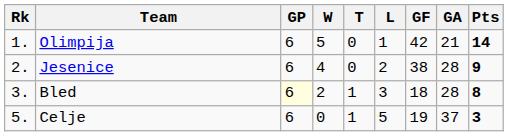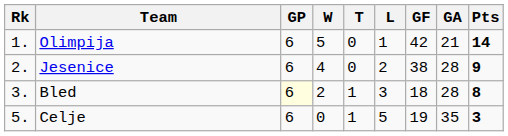(450, 118) 37 -> (450, 118) 35
